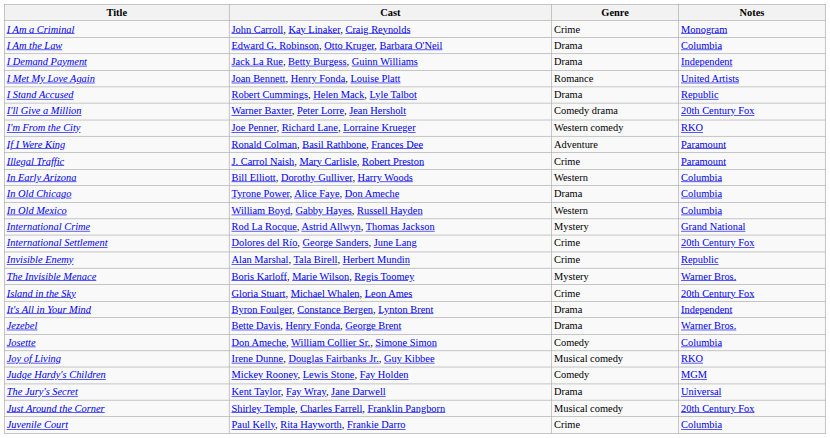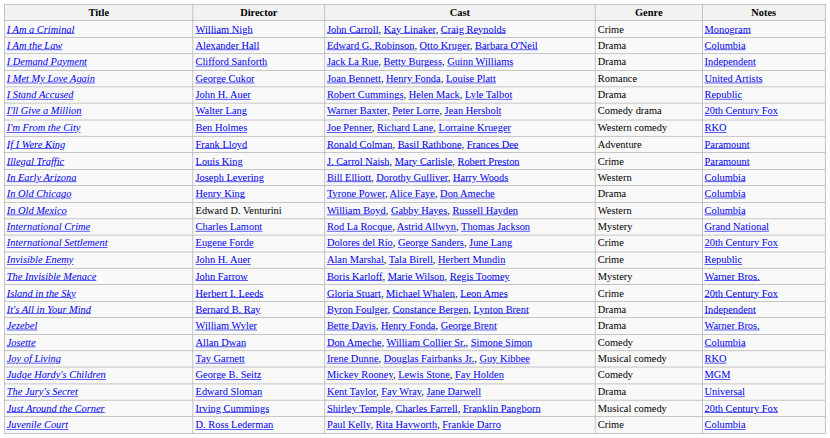+ column: (259, 12)
